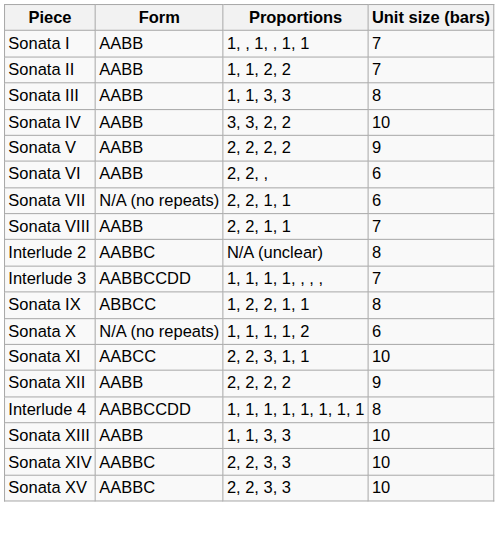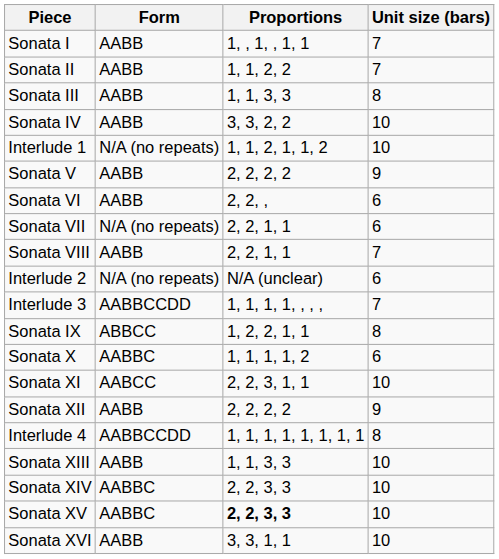+ row: (47, 148)
(127, 252) AABBC -> (159, 278) N/A (no repeats)
(376, 252) 8 -> (376, 278) 6
(159, 331) N/A (no repeats) -> (127, 357) AABBC
(259, 488) normal -> (259, 514) bold
+ row: (50, 540)
